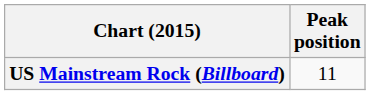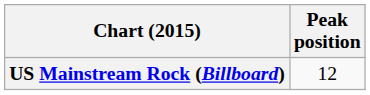(327, 73) 11 -> (327, 73) 12
